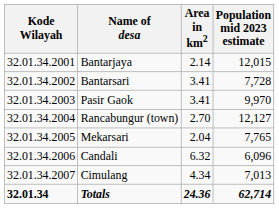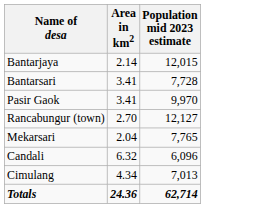- column: (41, 28)
